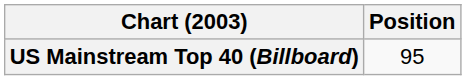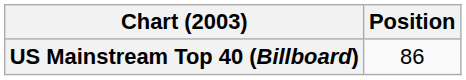(412, 56) 95 -> (412, 56) 86
